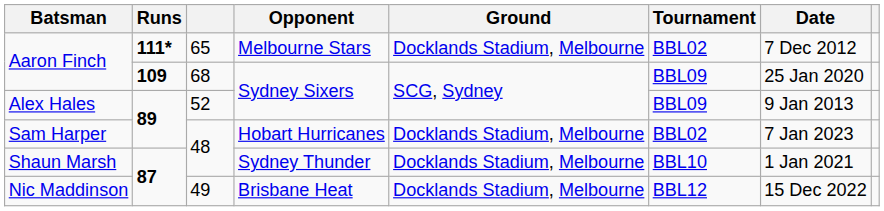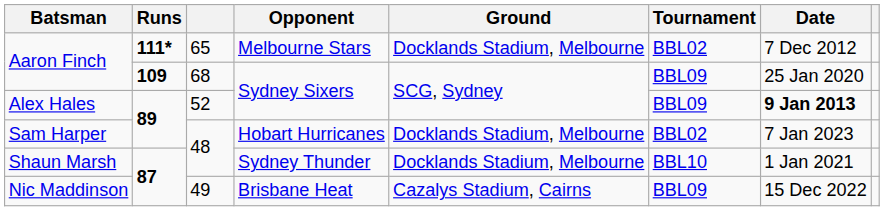(809, 104) normal -> (810, 104) bold
(519, 190) Docklands Stadium, Melbourne -> (492, 190) Cazalys Stadium, Cairns
(680, 190) BBL12 -> (680, 190) BBL09
